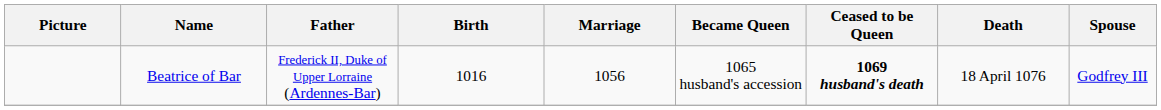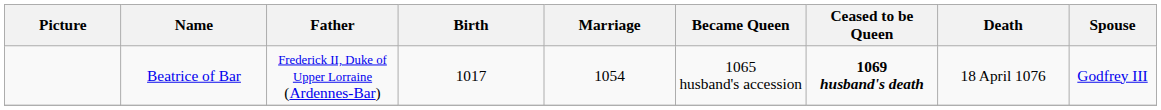(471, 75) 1016 -> (471, 75) 1017
(610, 75) 1056 -> (610, 75) 1054
